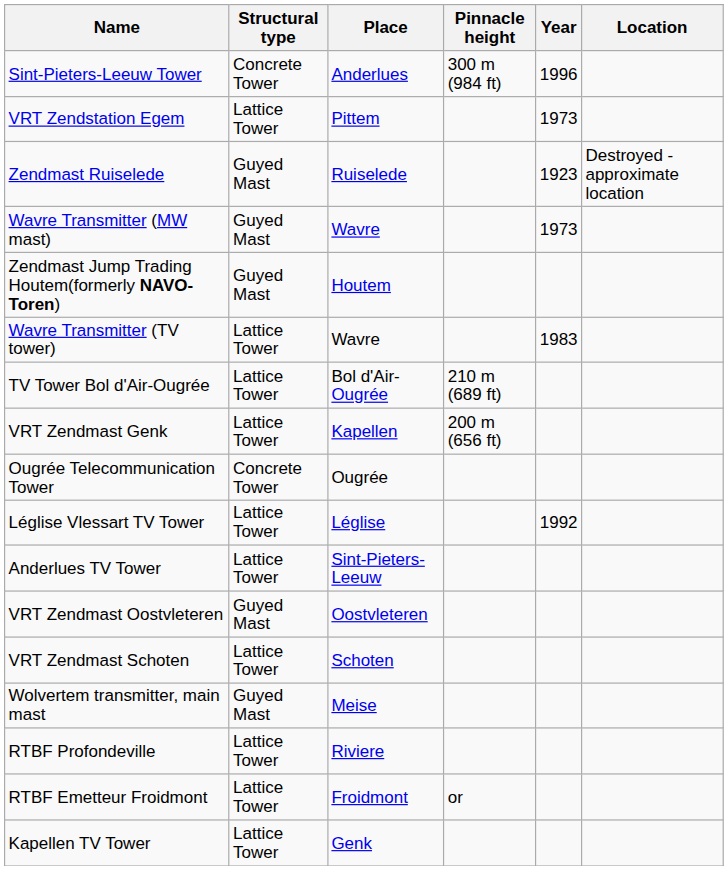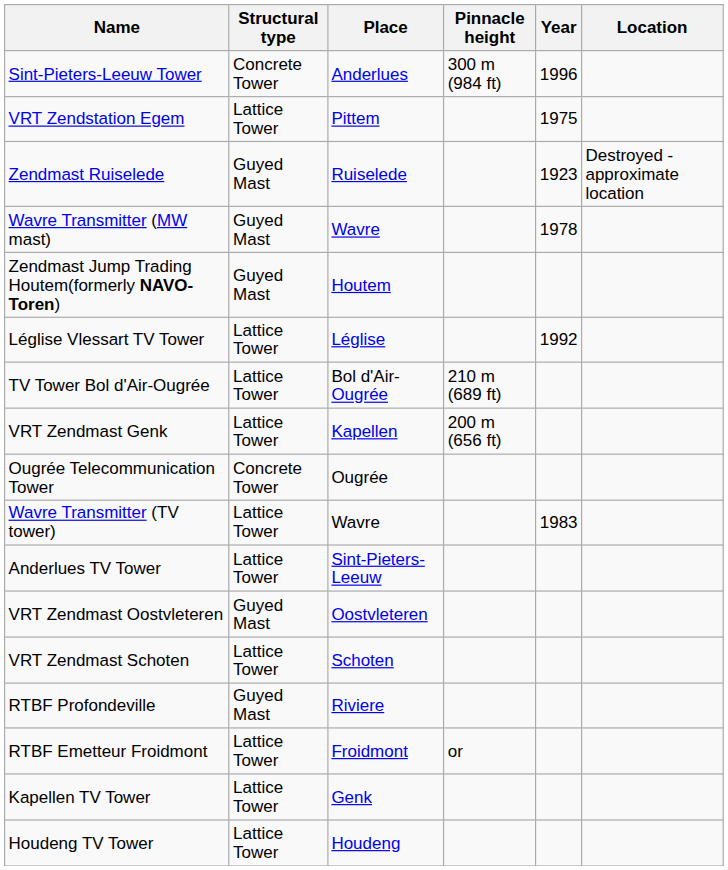(559, 119) 1973 -> (559, 119) 1975
(559, 230) 1973 -> (559, 230) 1978
rows swapped: (94, 340) <-> (106, 523)
- row: (114, 706)
(258, 751) Lattice Tower -> (258, 706) Guyed Mast
+ row: (81, 843)
